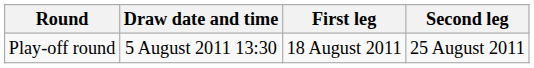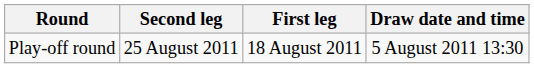columns swapped: (201, 18) <-> (467, 18)
